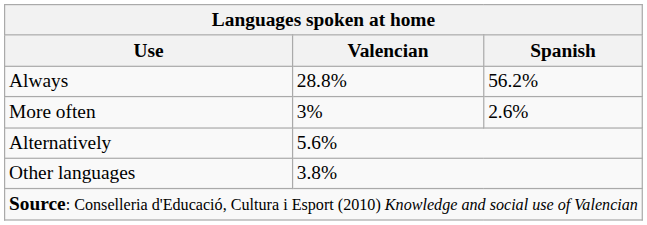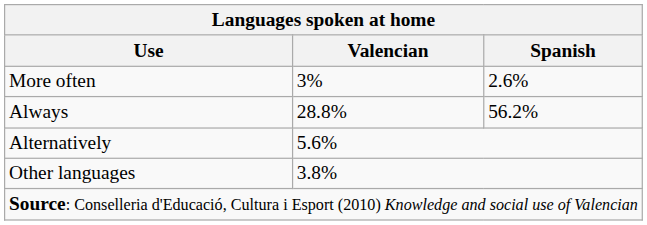rows swapped: (39, 81) <-> (52, 111)
